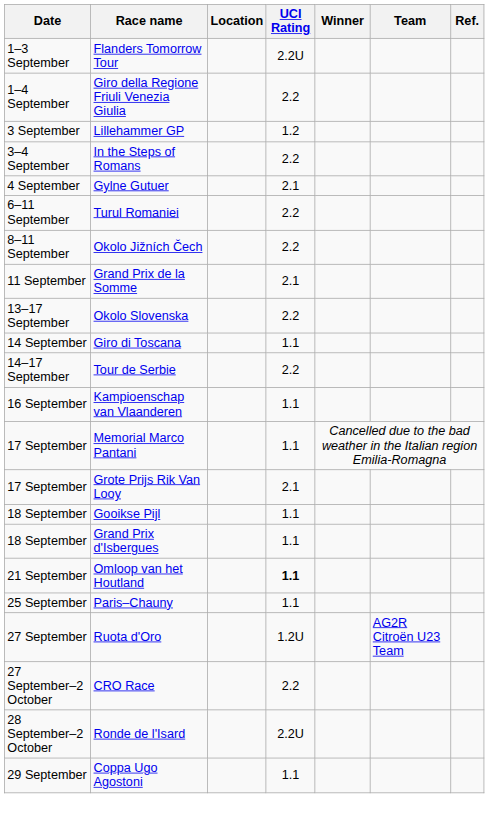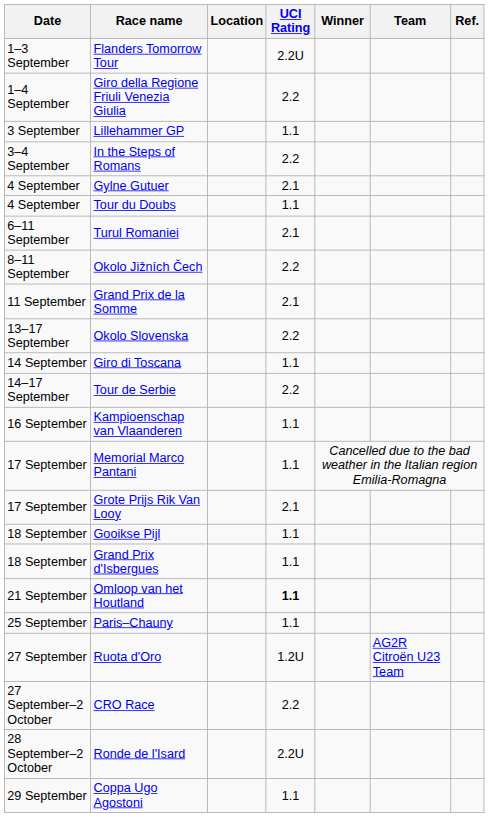(291, 131) 1.2 -> (291, 131) 1.1
+ row: (135, 205)
(291, 213) 2.2 -> (291, 233) 2.1
